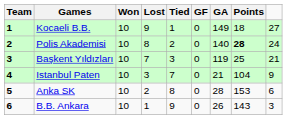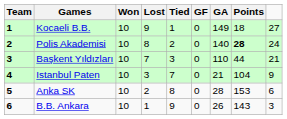(220, 59) 119 -> (220, 59) 110
(239, 59) 25 -> (239, 59) 44
